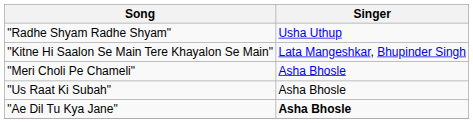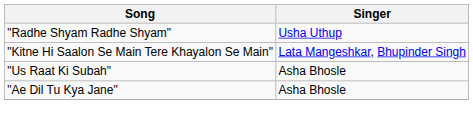- row: (71, 71)
(315, 109) bold -> (312, 90) normal
